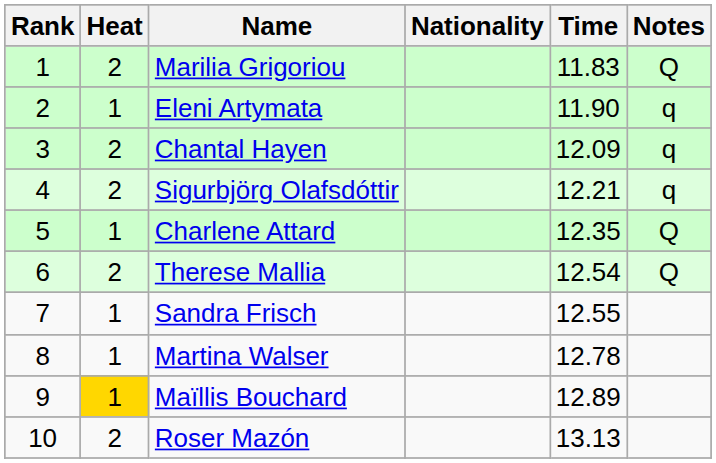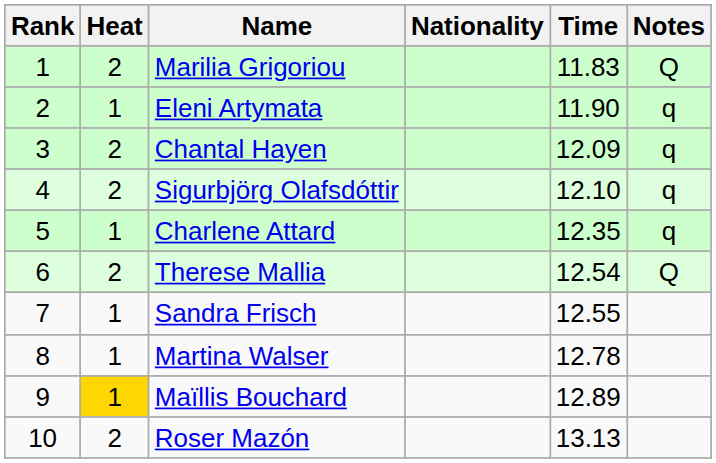(588, 190) 12.21 -> (588, 190) 12.10
(669, 231) Q -> (669, 231) q
